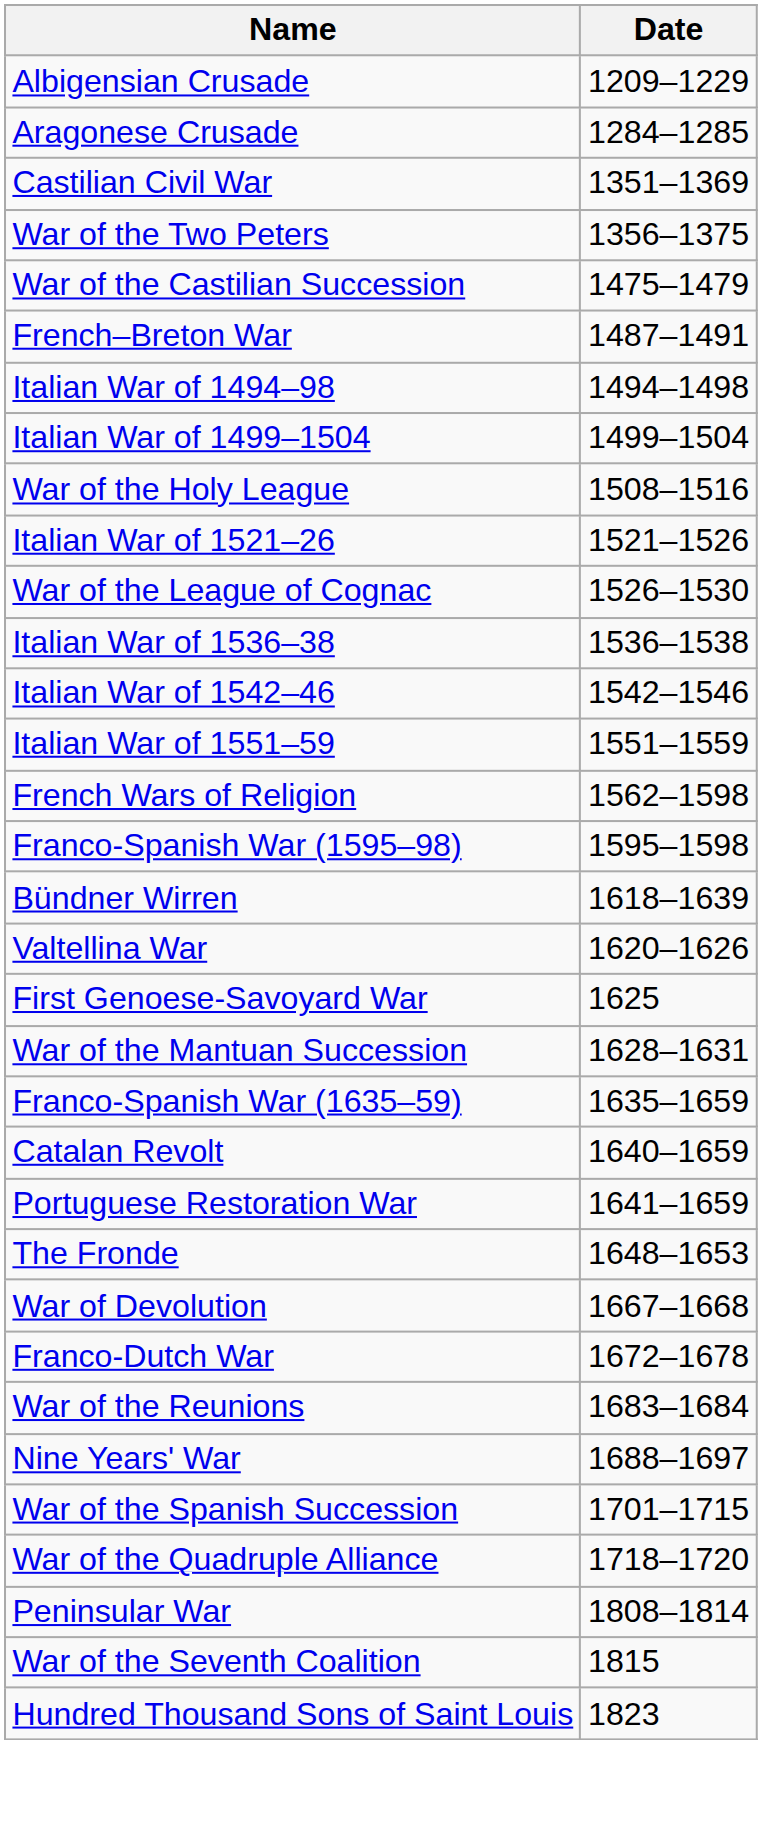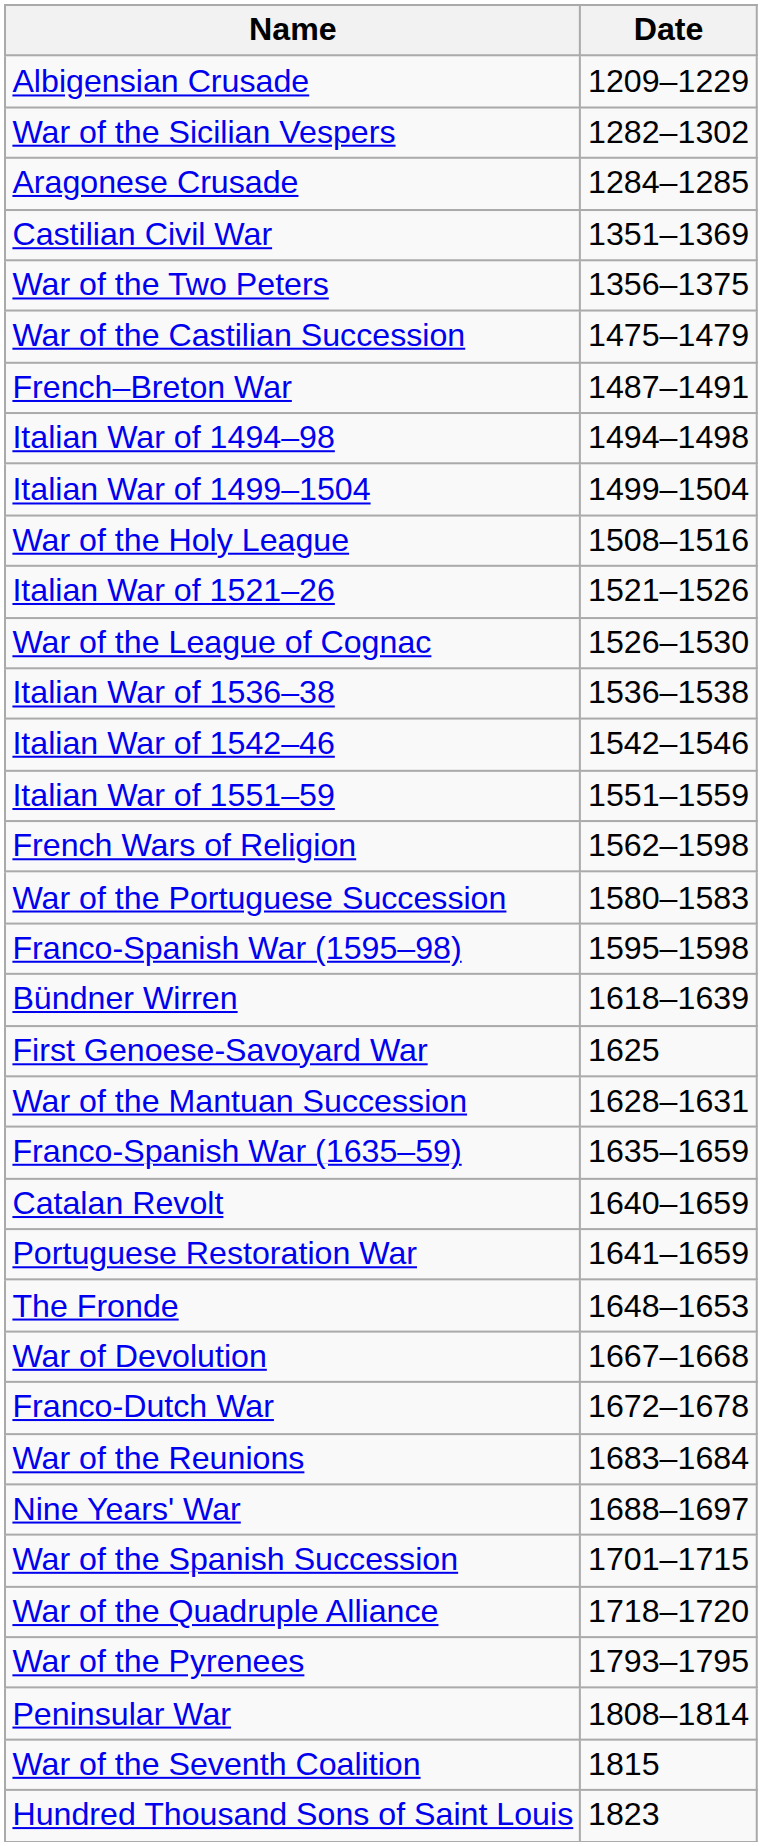+ row: (204, 132)
+ row: (259, 897)
- row: (110, 948)
+ row: (158, 1662)
